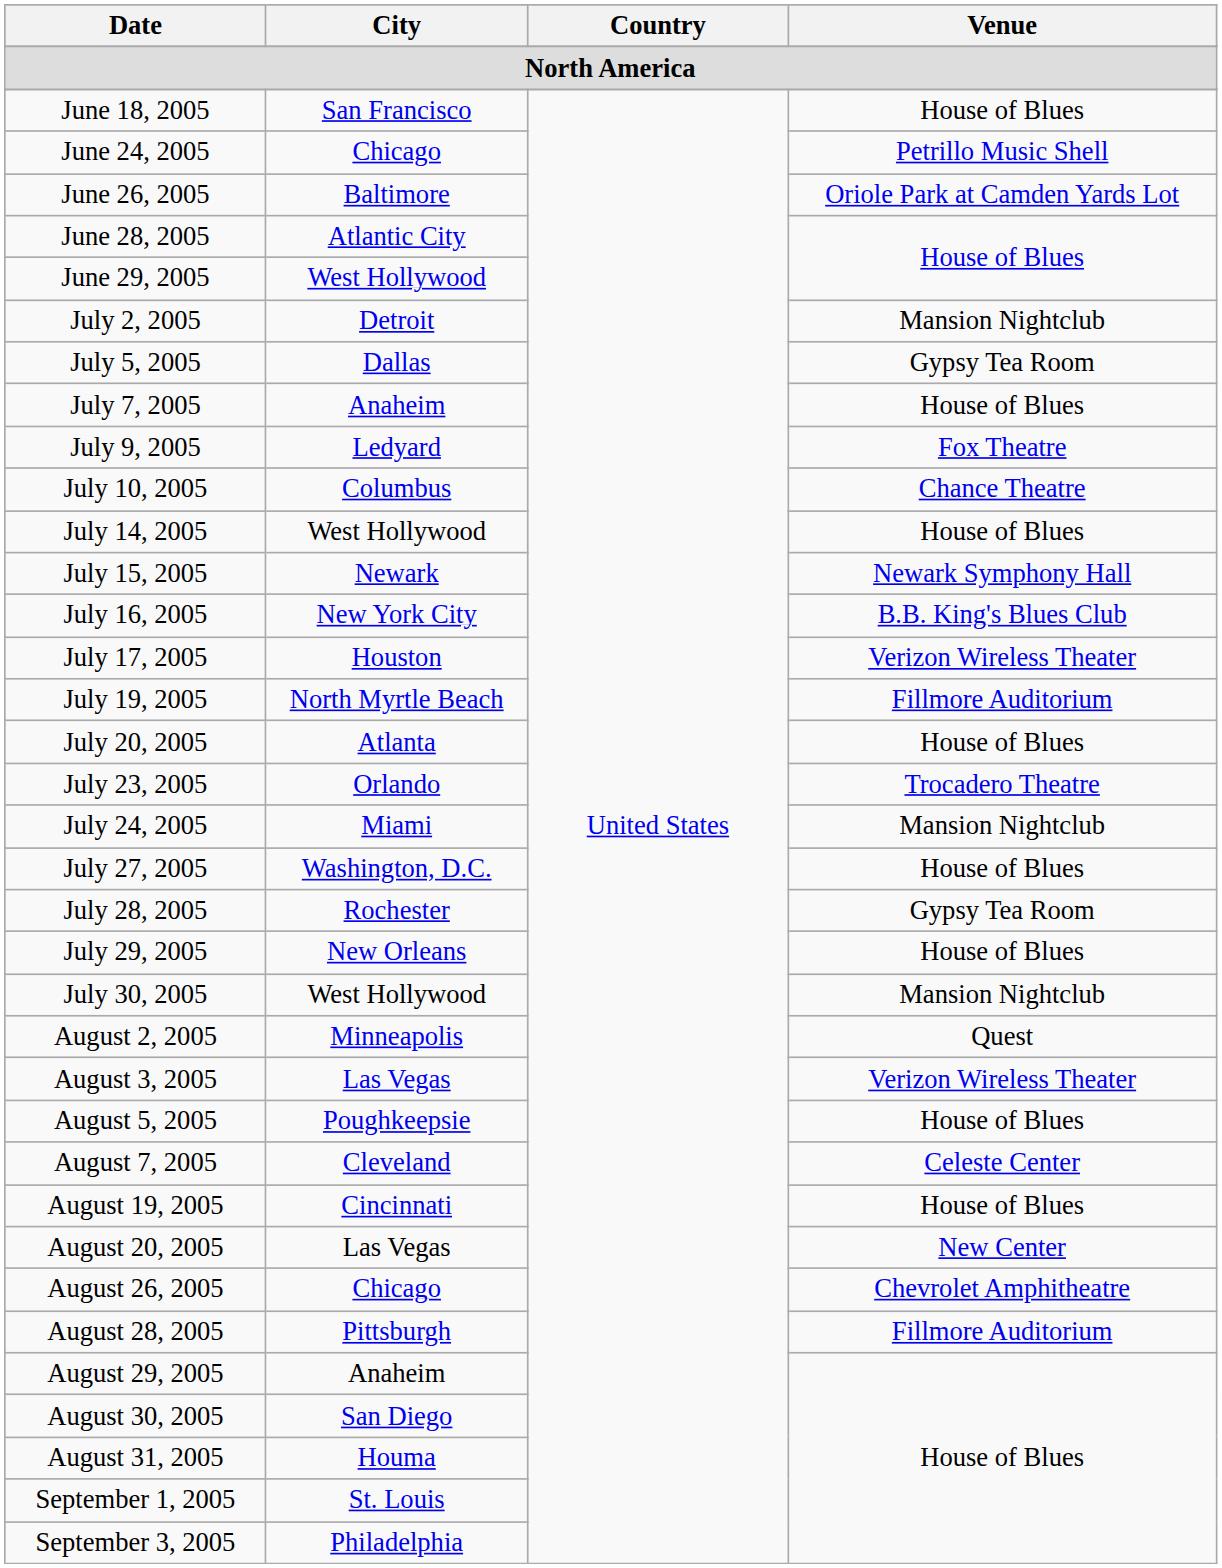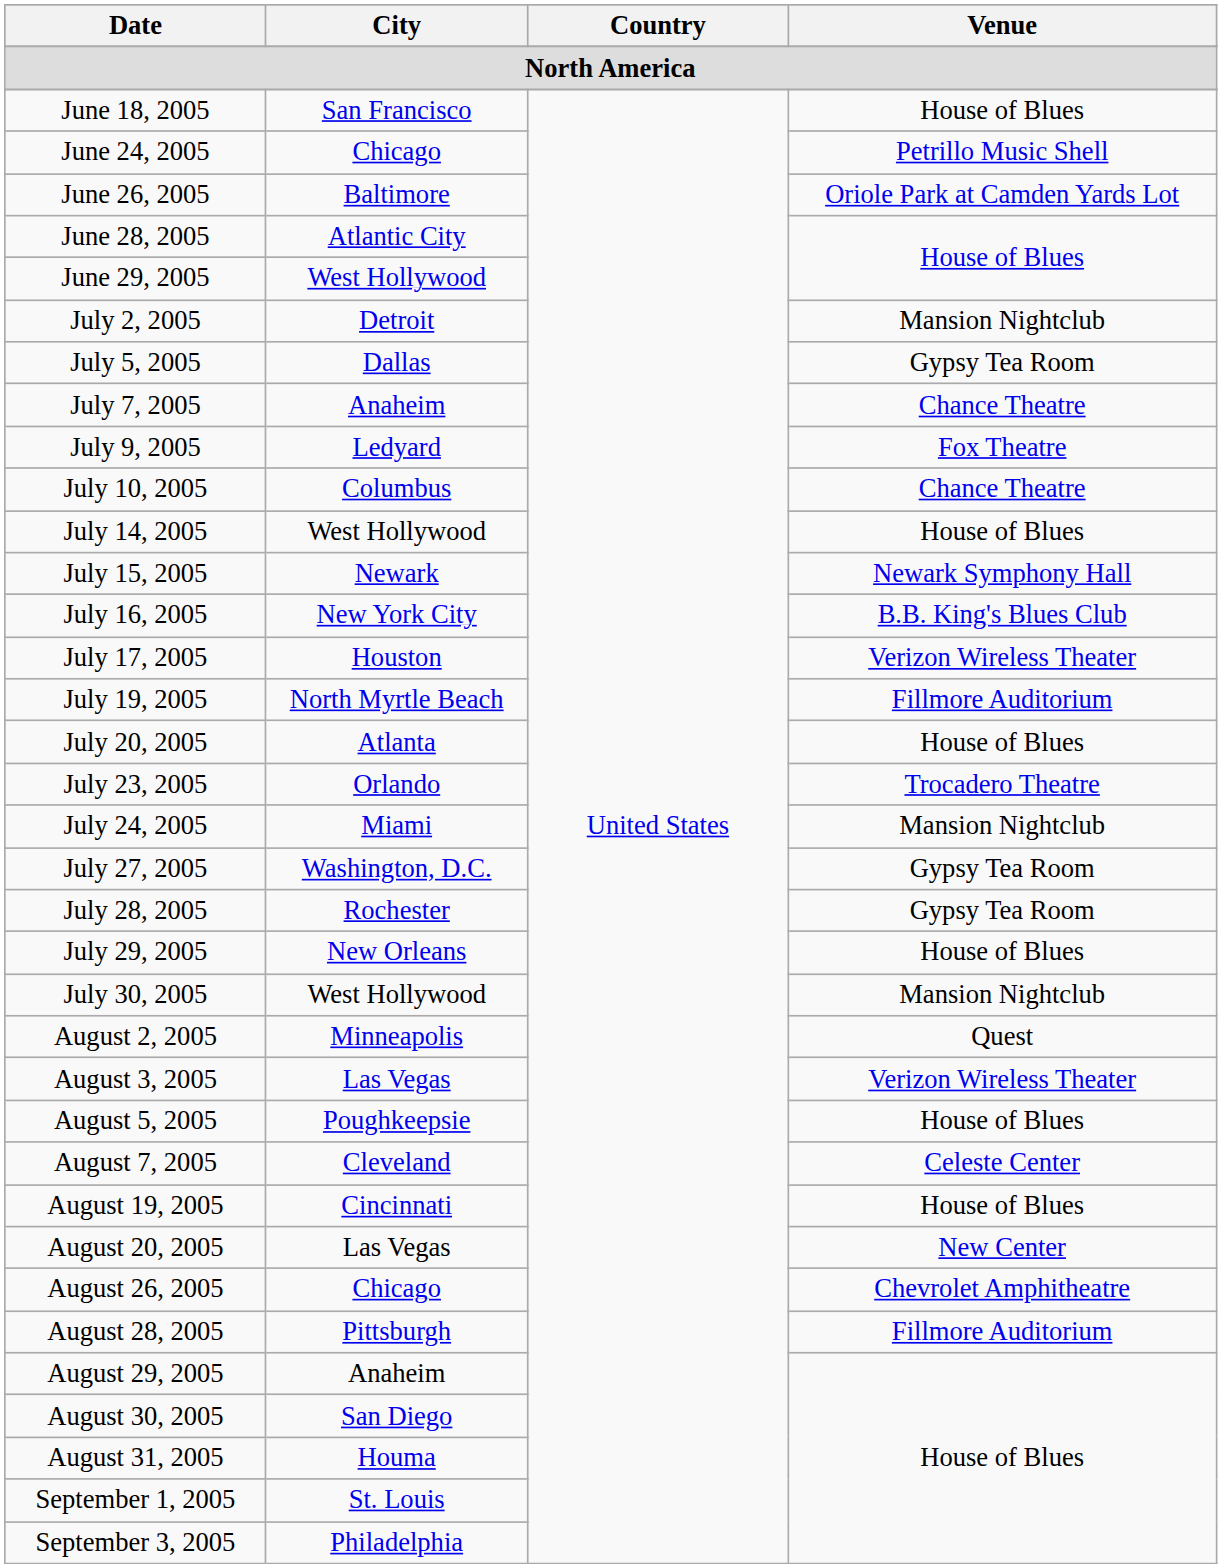(1002, 404) House of Blues -> (1002, 404) Chance Theatre
(1002, 868) House of Blues -> (1002, 868) Gypsy Tea Room
